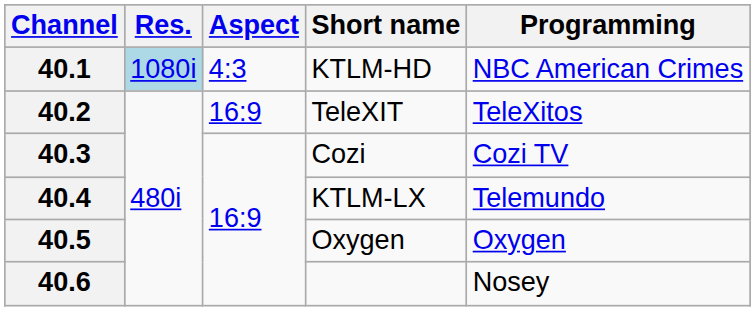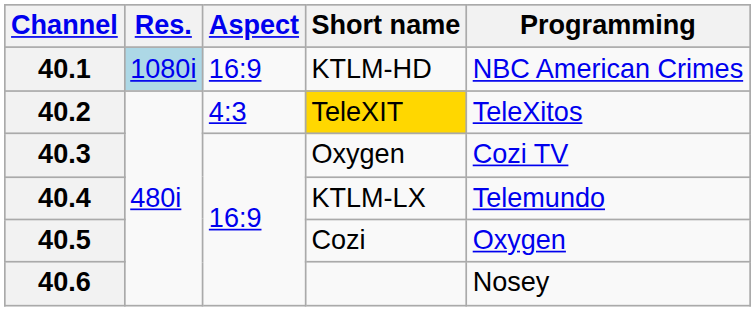(228, 68) 4:3 -> (235, 68) 16:9
(235, 111) 16:9 -> (228, 111) 4:3
(357, 111) no background -> (357, 111) gold background
(339, 154) Cozi -> (358, 154) Oxygen
(358, 240) Oxygen -> (339, 240) Cozi
